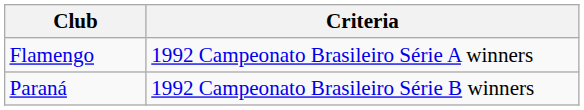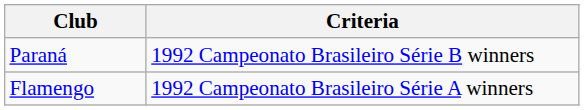rows swapped: (52, 54) <-> (38, 88)
